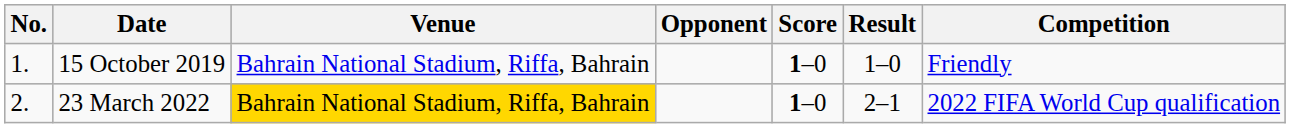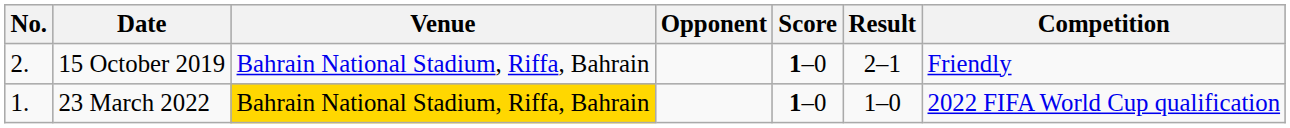(20, 63) 1. -> (20, 63) 2.
(882, 63) 1–0 -> (882, 63) 2–1
(20, 102) 2. -> (20, 102) 1.
(882, 102) 2–1 -> (882, 102) 1–0
